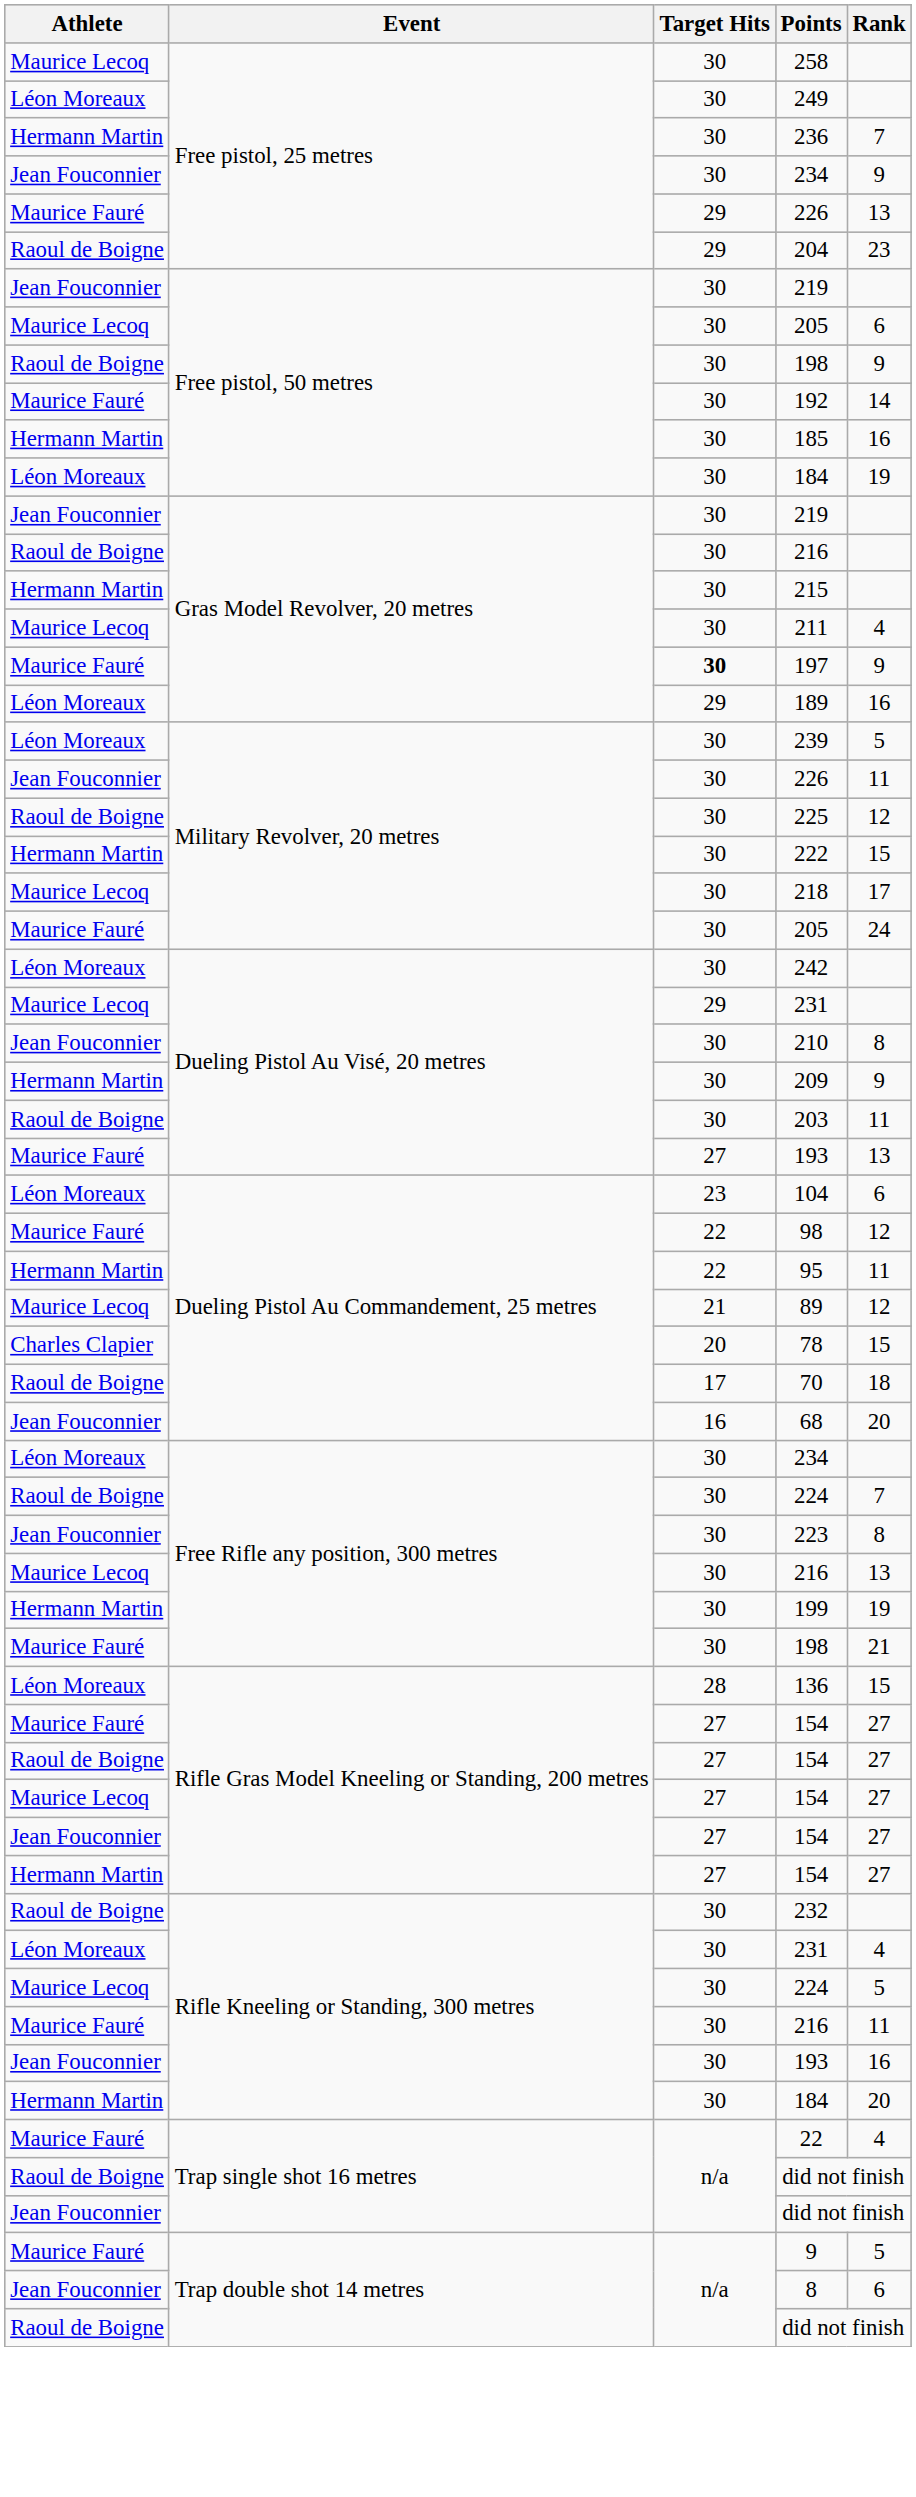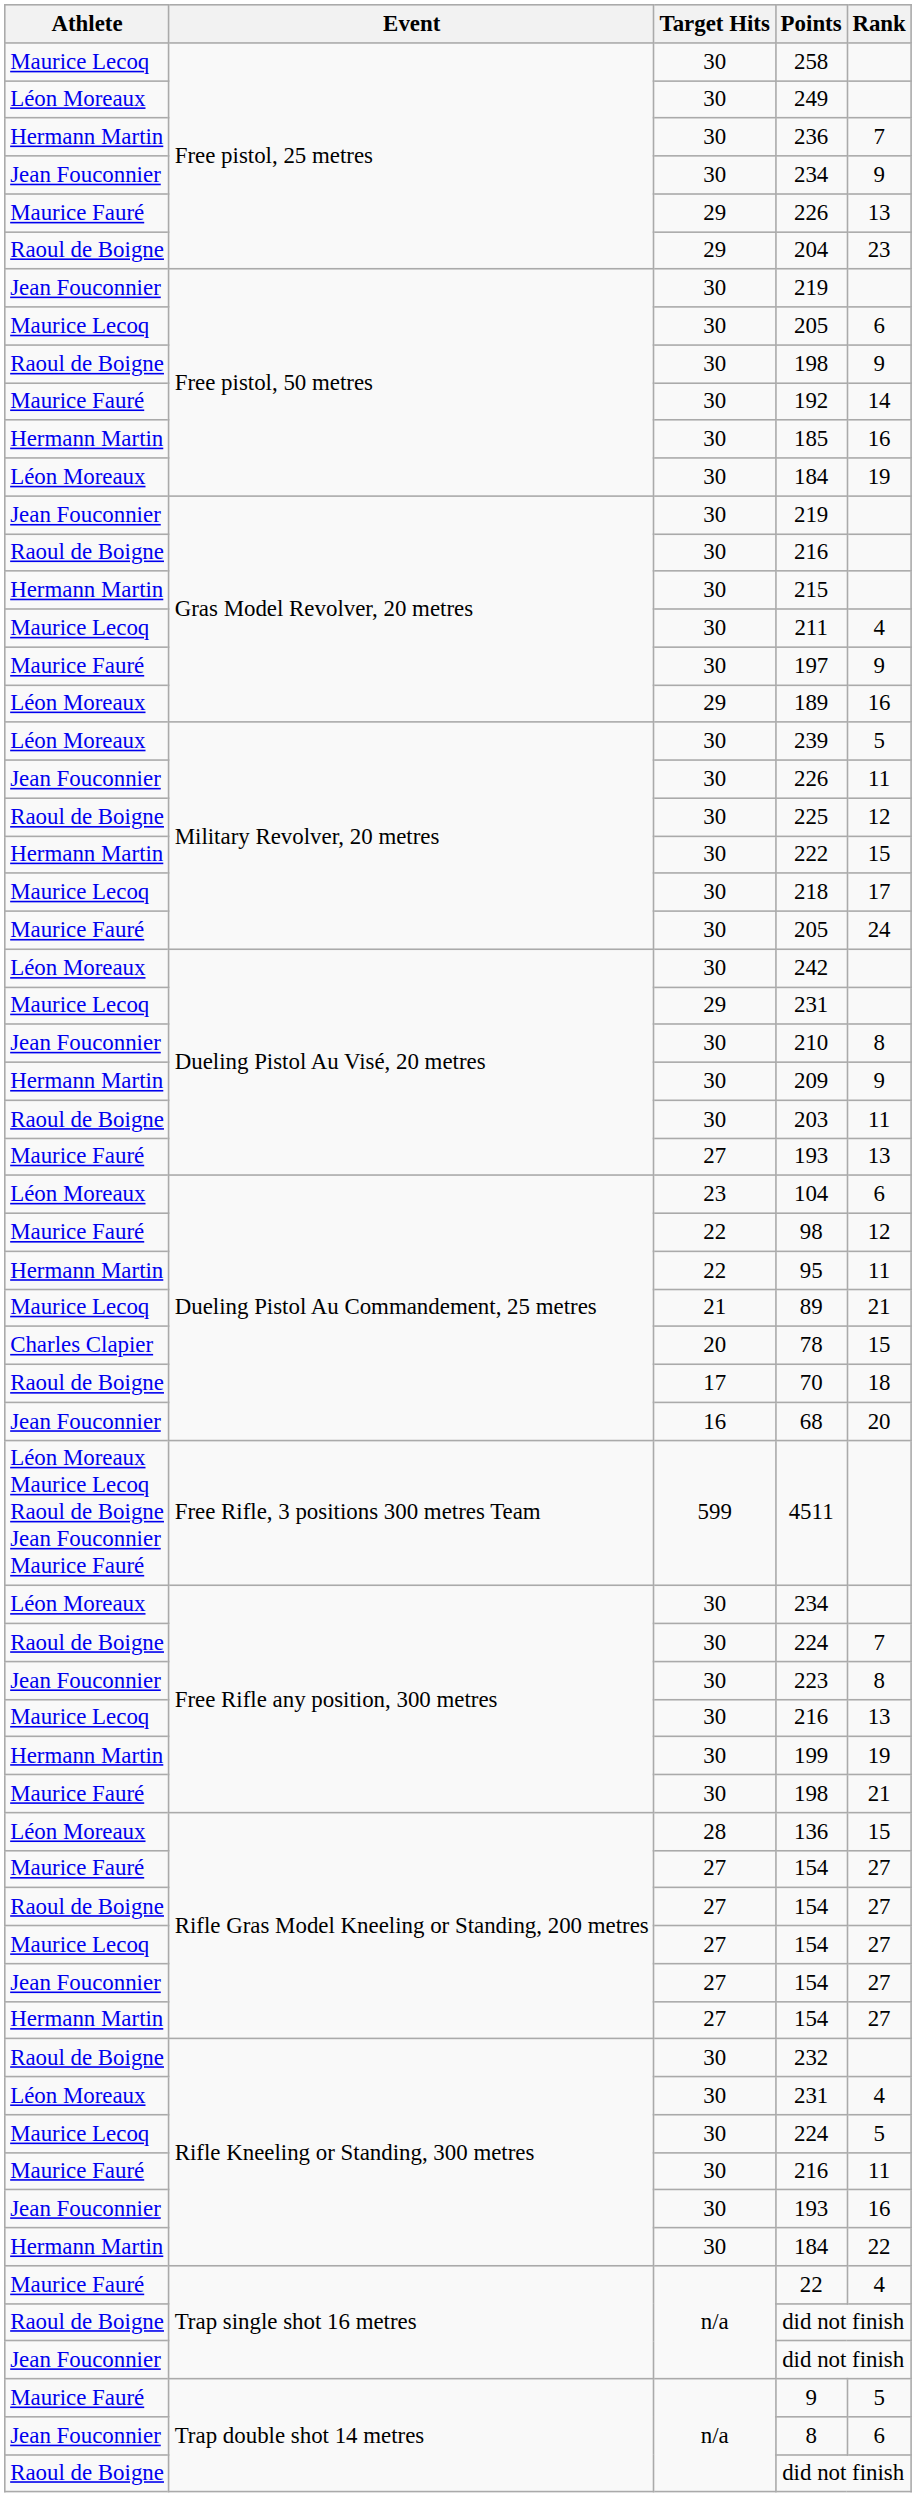(715, 665) bold -> (715, 665) normal
(879, 1307) 12 -> (879, 1307) 21
+ row: (87, 1512)
(879, 2100) 20 -> (879, 2246) 22
